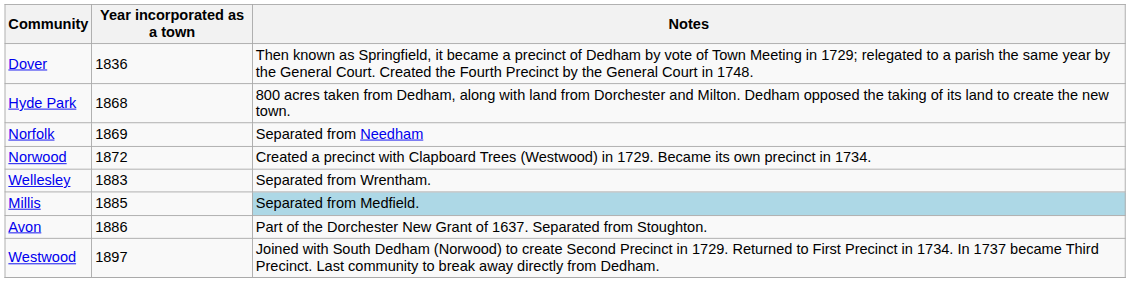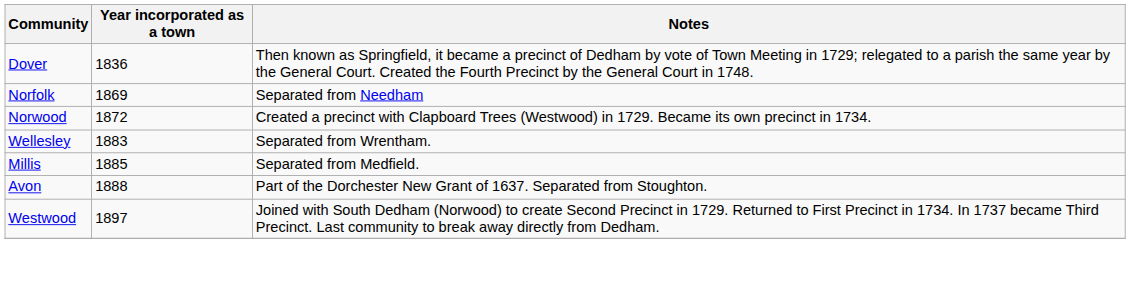- row: (42, 103)
(337, 203) lightblue background -> (337, 164) no background
(111, 226) 1886 -> (111, 187) 1888
